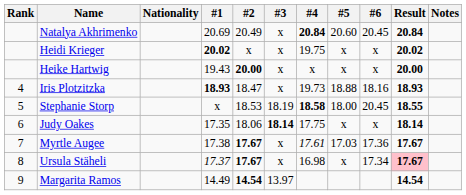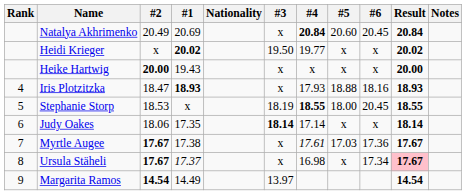columns swapped: (171, 13) <-> (249, 13)
(280, 50) x -> (280, 50) 19.50
(312, 50) 19.75 -> (312, 50) 19.77
(312, 87) 19.73 -> (312, 87) 17.93
(312, 106) 18.58 -> (312, 106) 18.55
(312, 124) 17.75 -> (312, 124) 17.14
